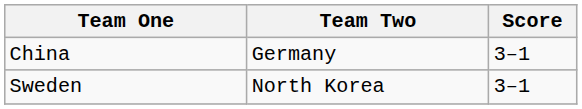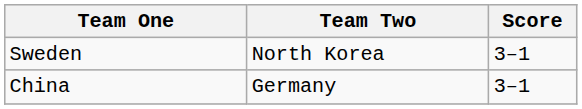rows swapped: (46, 87) <-> (40, 54)
